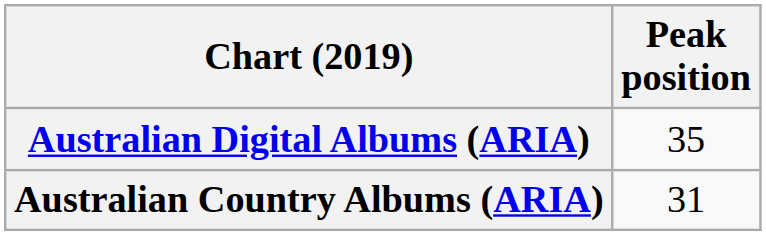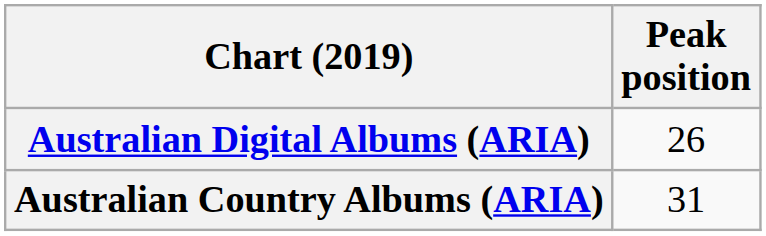(686, 138) 35 -> (686, 138) 26
